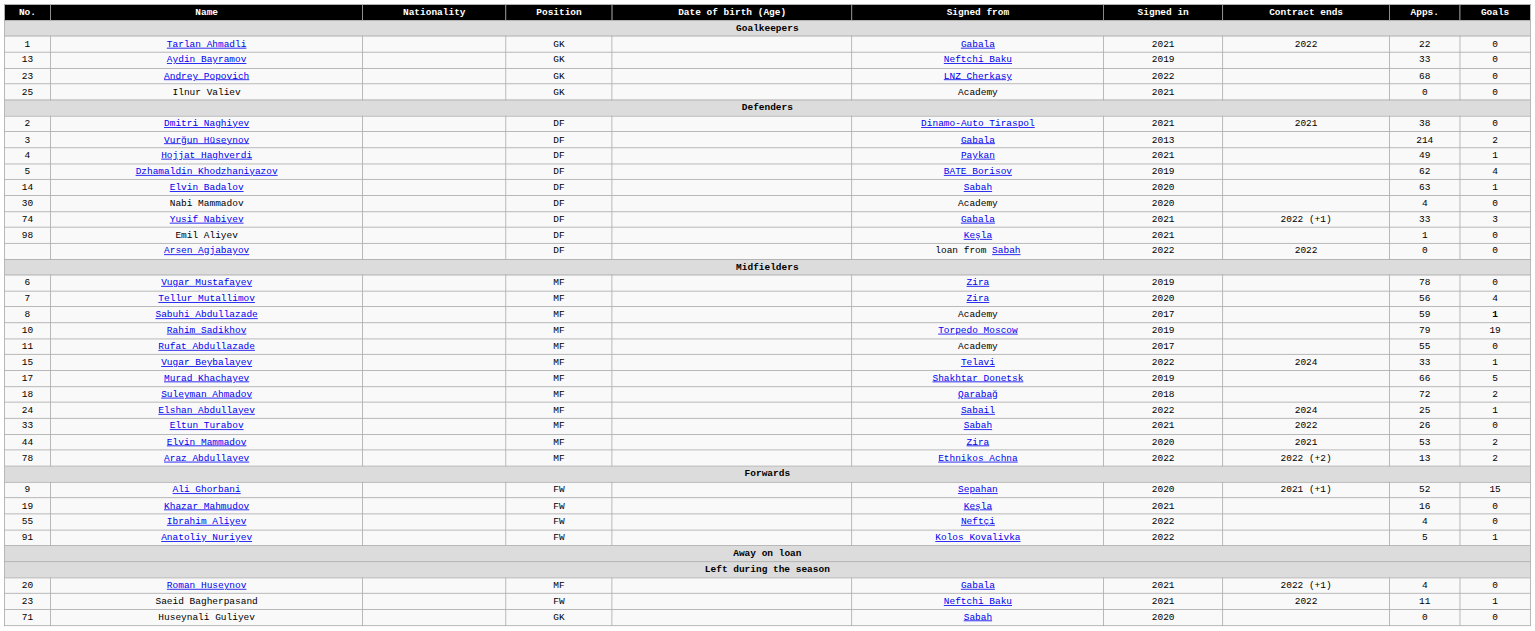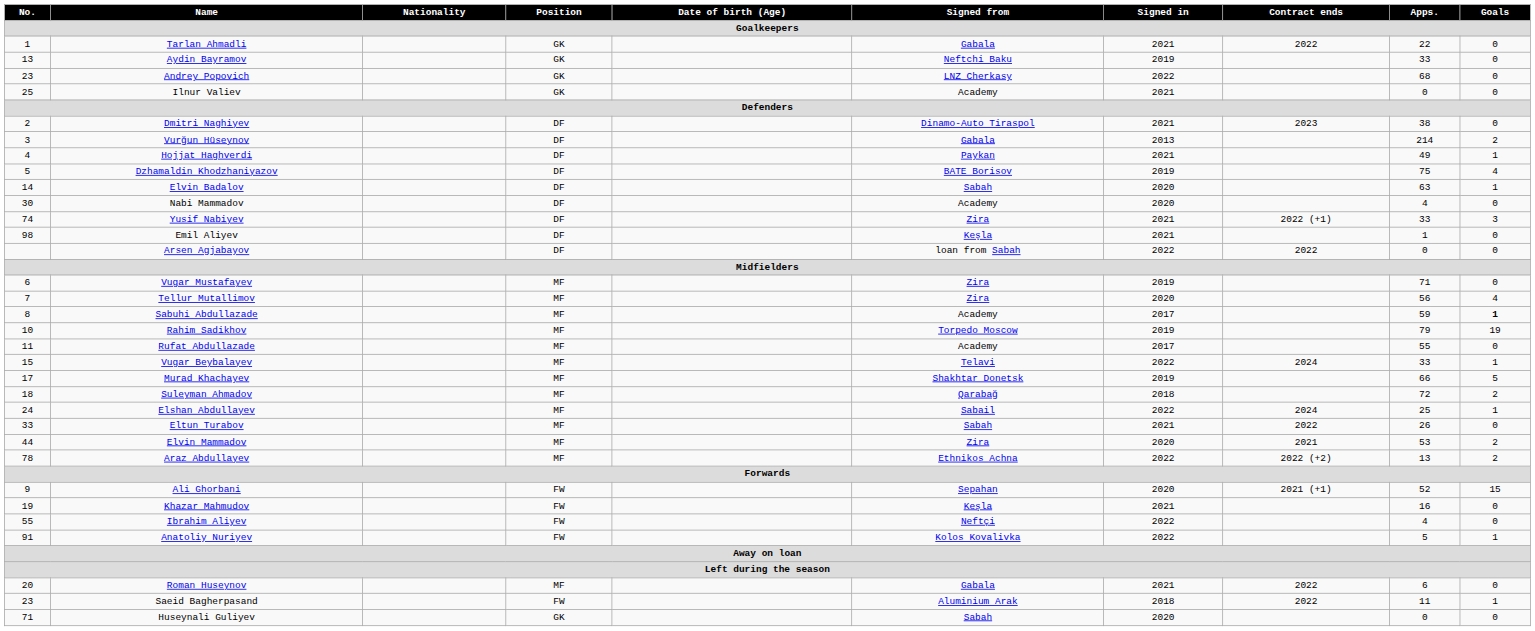(1306, 124) 2021 -> (1306, 124) 2023
(1425, 171) 62 -> (1425, 171) 75
(978, 219) Gabala -> (978, 219) Zira
(1425, 283) 78 -> (1425, 283) 71
(1306, 585) 2022 (+1) -> (1306, 585) 2022
(1425, 585) 4 -> (1425, 585) 6
(978, 601) Neftchi Baku -> (978, 601) Aluminium Arak
(1163, 601) 2021 -> (1163, 601) 2018
